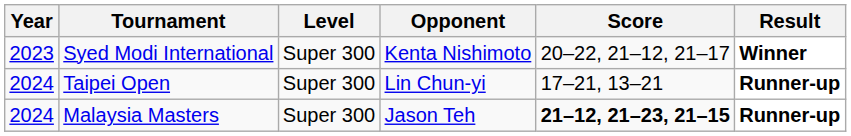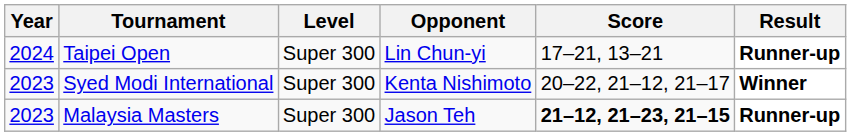rows swapped: (168, 53) <-> (117, 84)
(32, 116) 2024 -> (32, 116) 2023
